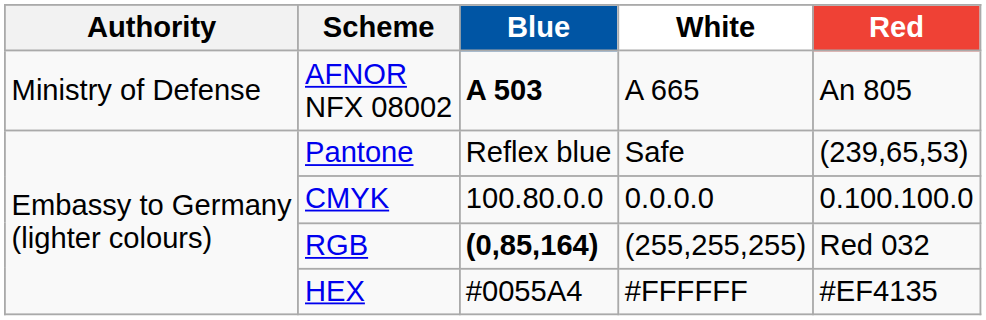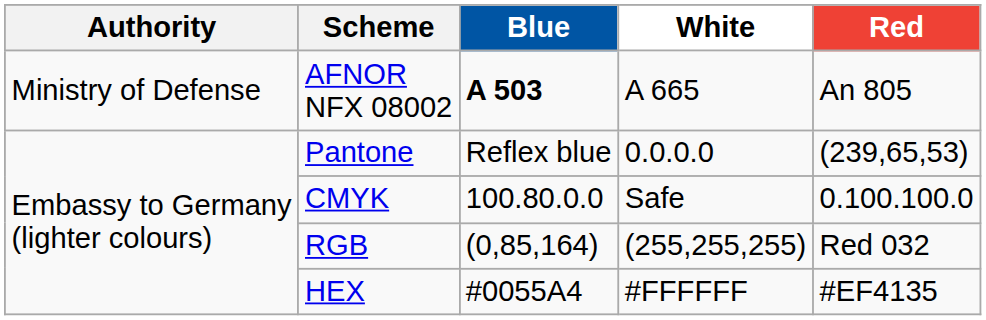(655, 152) Safe -> (669, 152) 0.0.0.0
(669, 198) 0.0.0.0 -> (655, 198) Safe
(532, 245) bold -> (532, 245) normal
